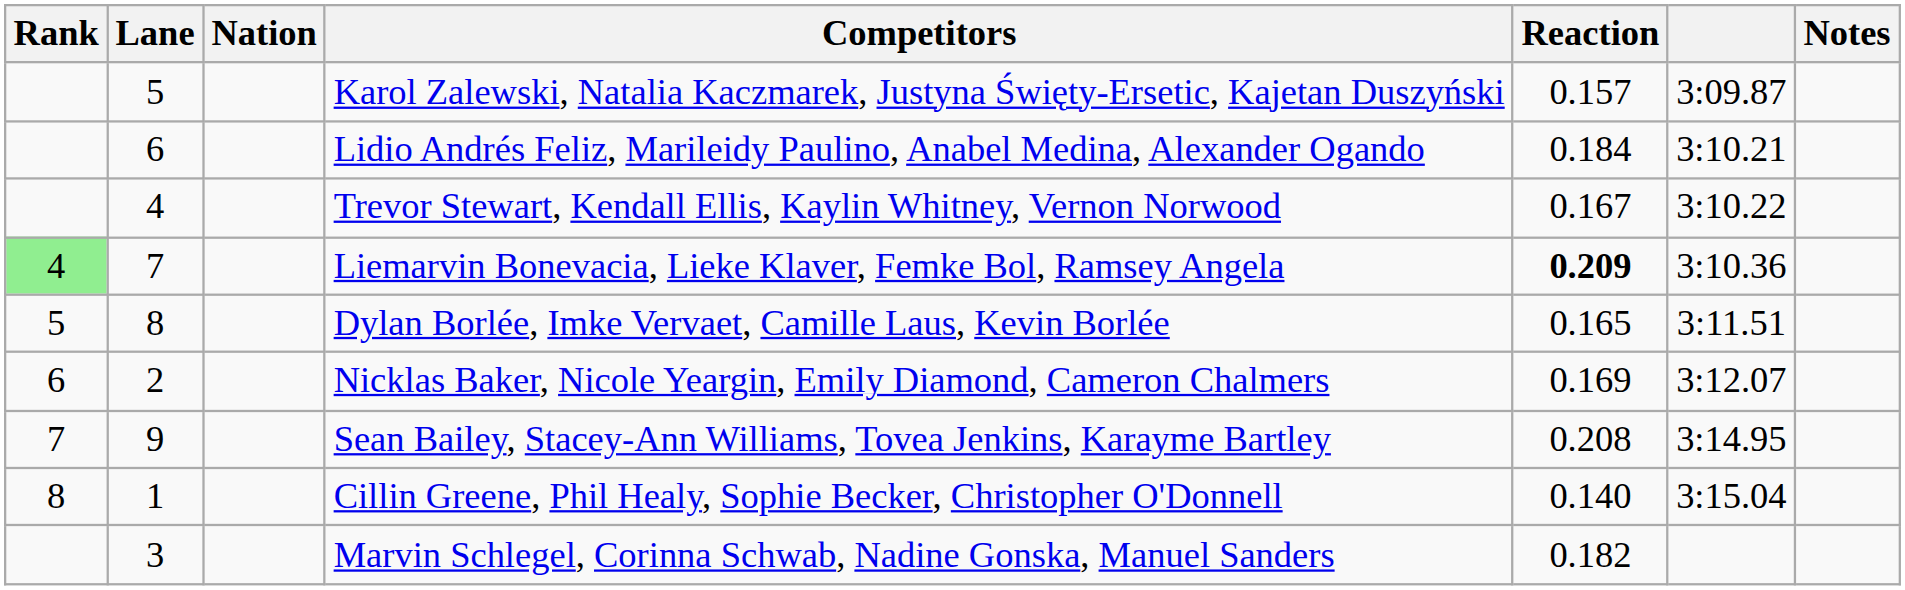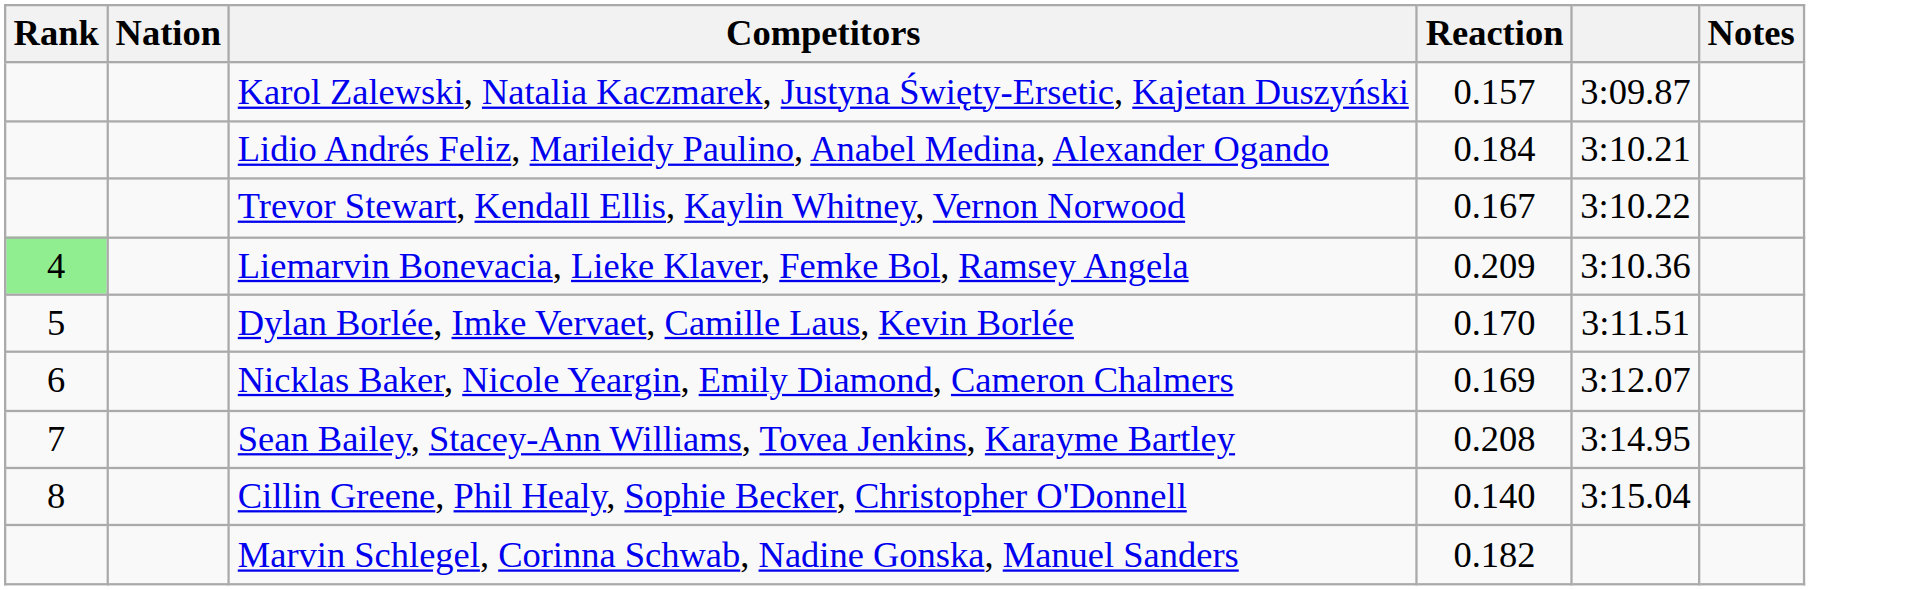- column: (155, 33)
(1590, 264) bold -> (1495, 264) normal
(1590, 322) 0.165 -> (1495, 322) 0.170
